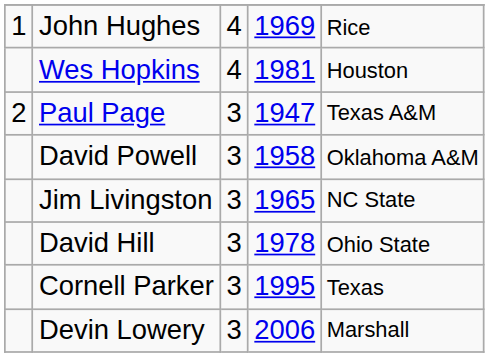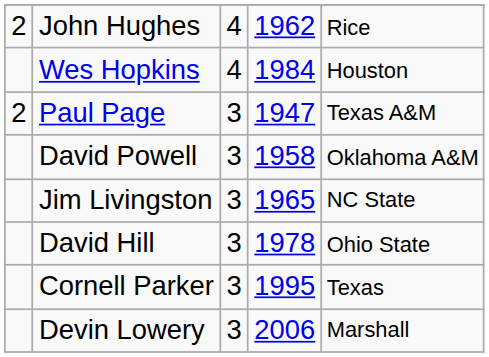(19, 26) 1 -> (19, 26) 2
(285, 26) 1969 -> (285, 26) 1962
(285, 69) 1981 -> (285, 69) 1984
